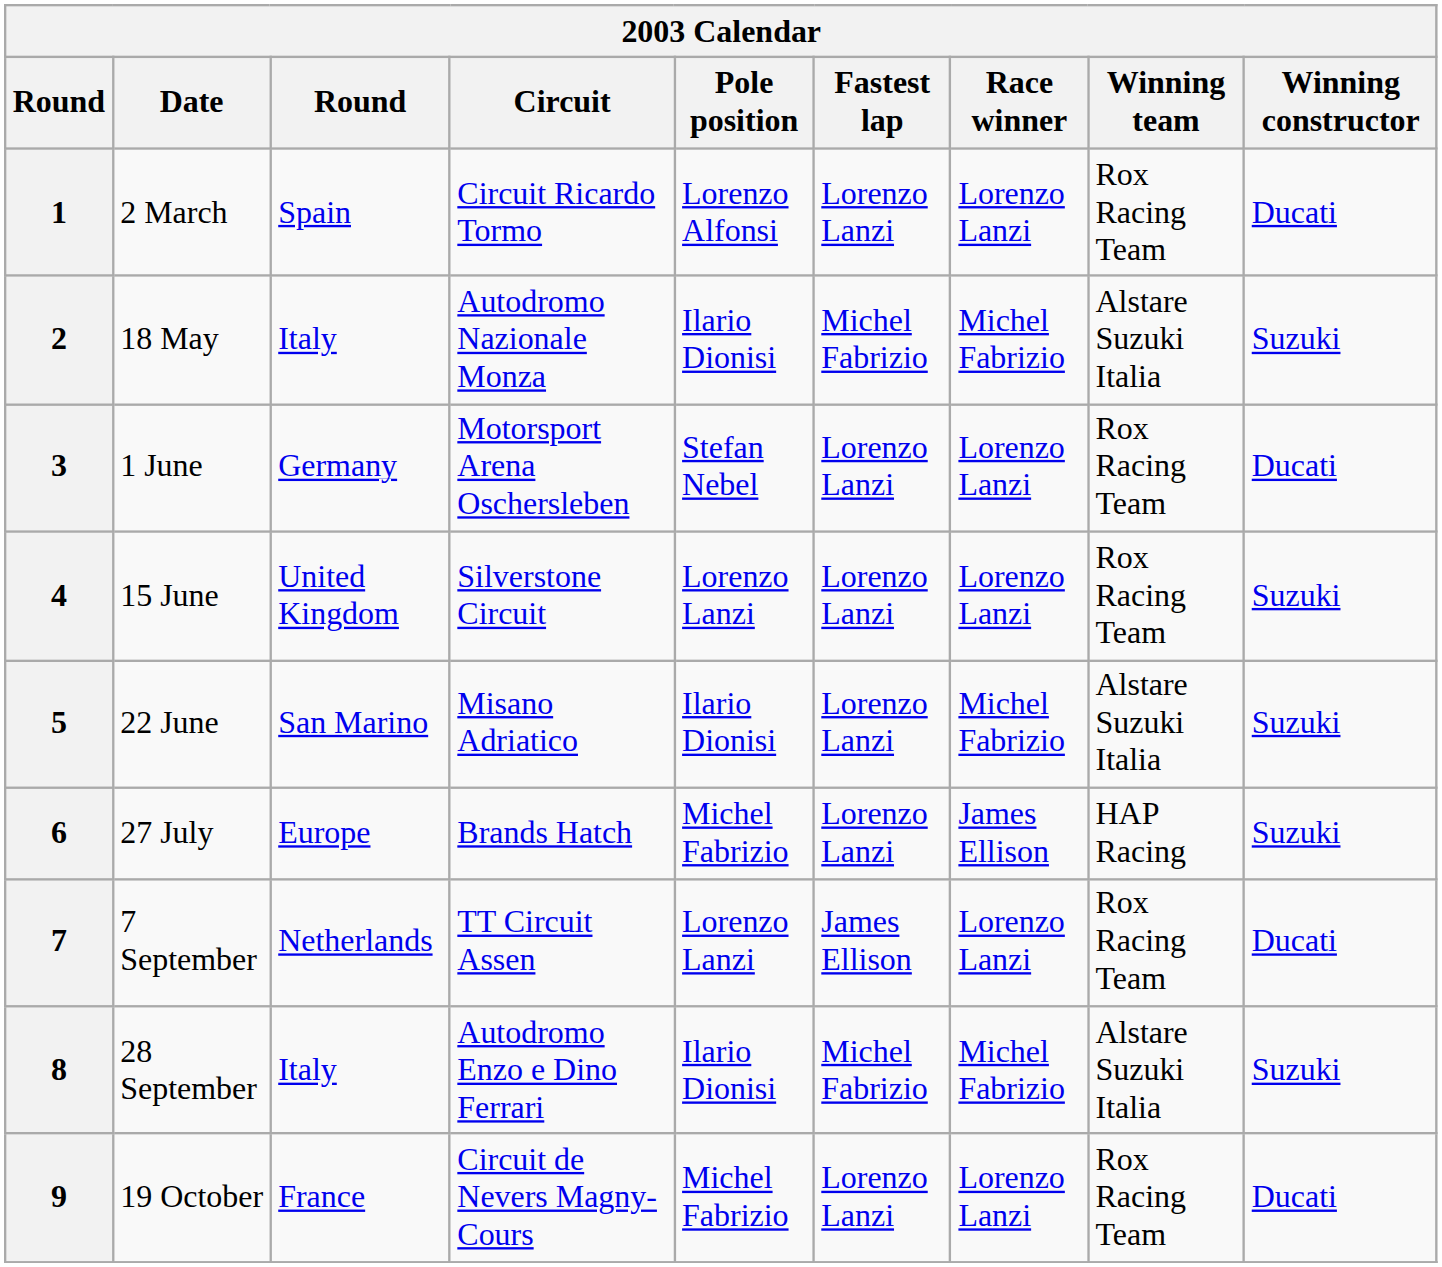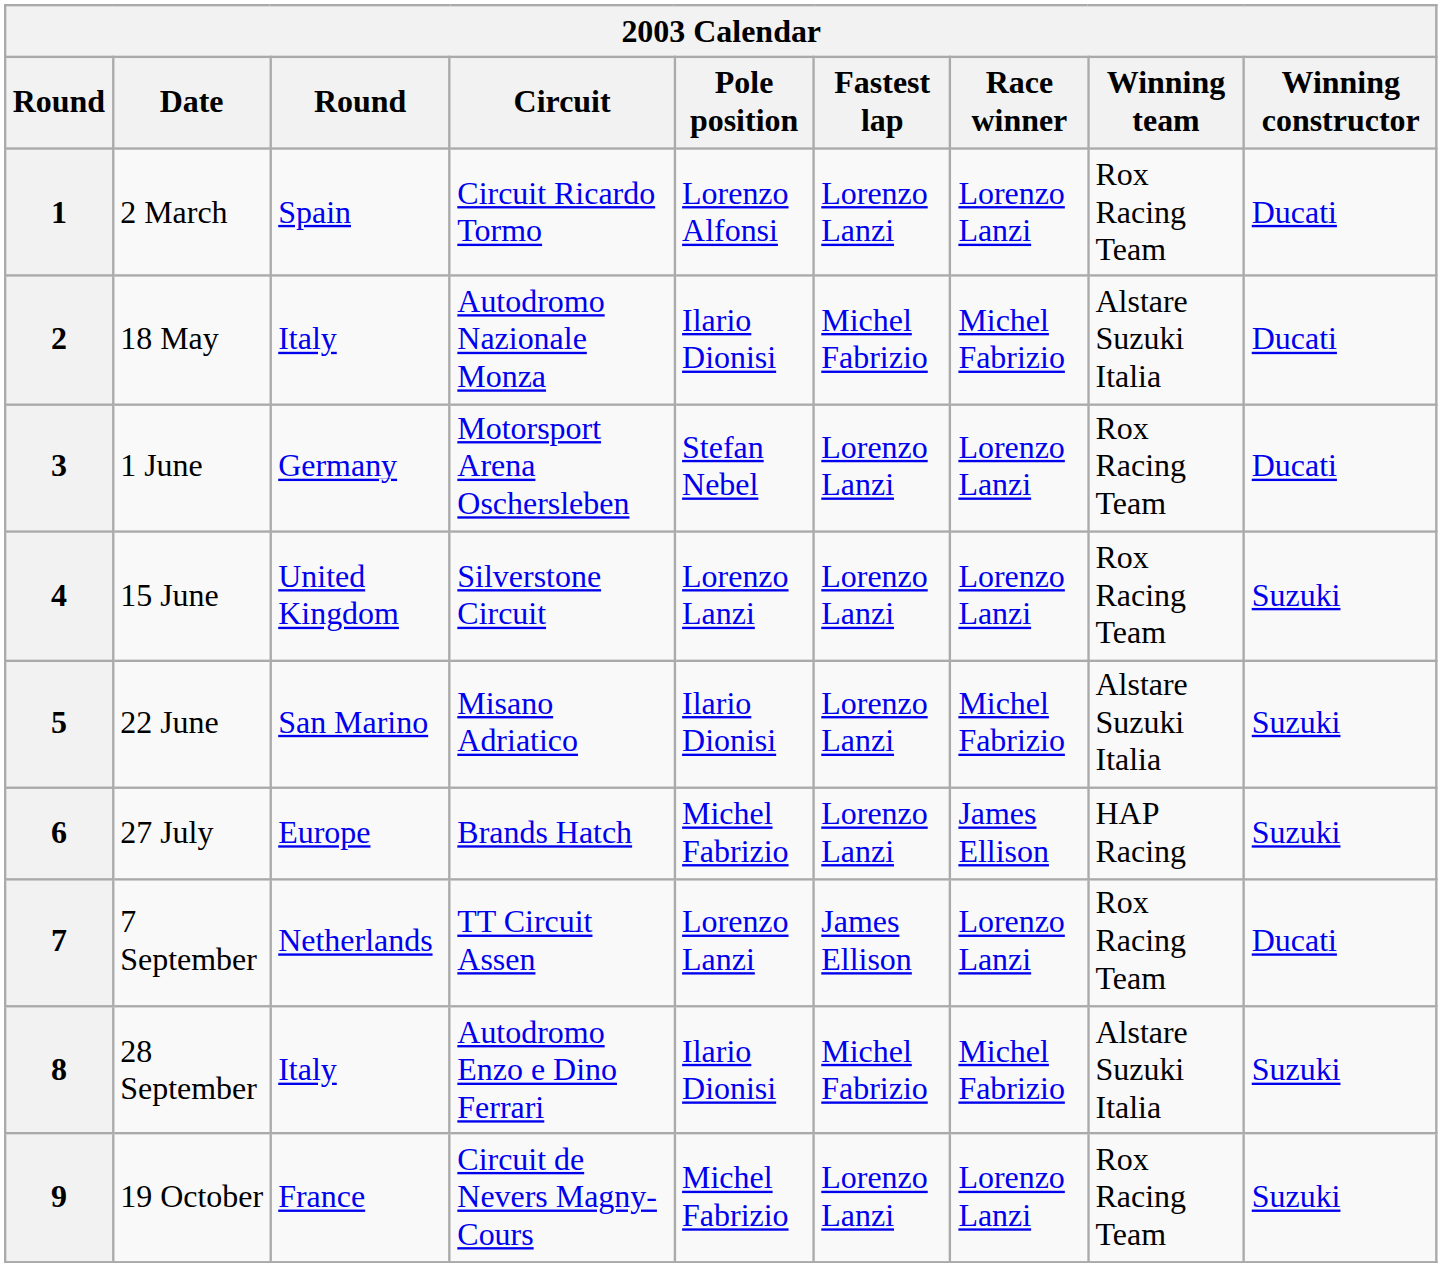(1296, 339) Suzuki -> (1294, 339) Ducati
(1294, 1196) Ducati -> (1296, 1196) Suzuki
